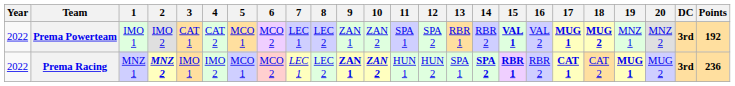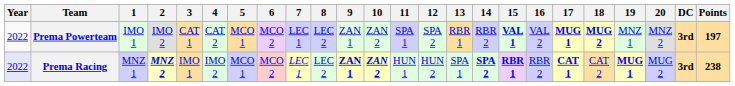(713, 36) 192 -> (713, 36) 197
(18, 66) no background -> (18, 66) lavender background
(713, 66) 236 -> (713, 66) 238
